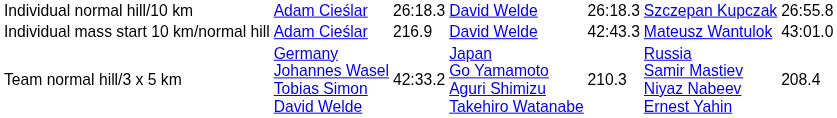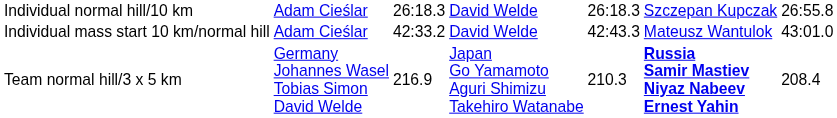(413, 32) 216.9 -> (419, 32) 42:33.2
(419, 80) 42:33.2 -> (413, 80) 216.9
(694, 80) normal -> (697, 80) bold
